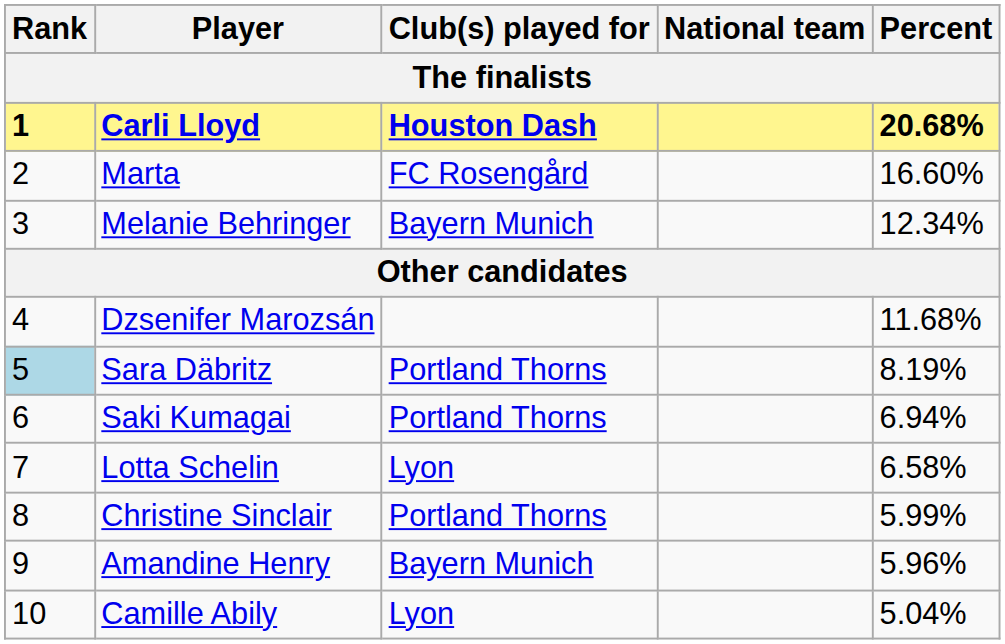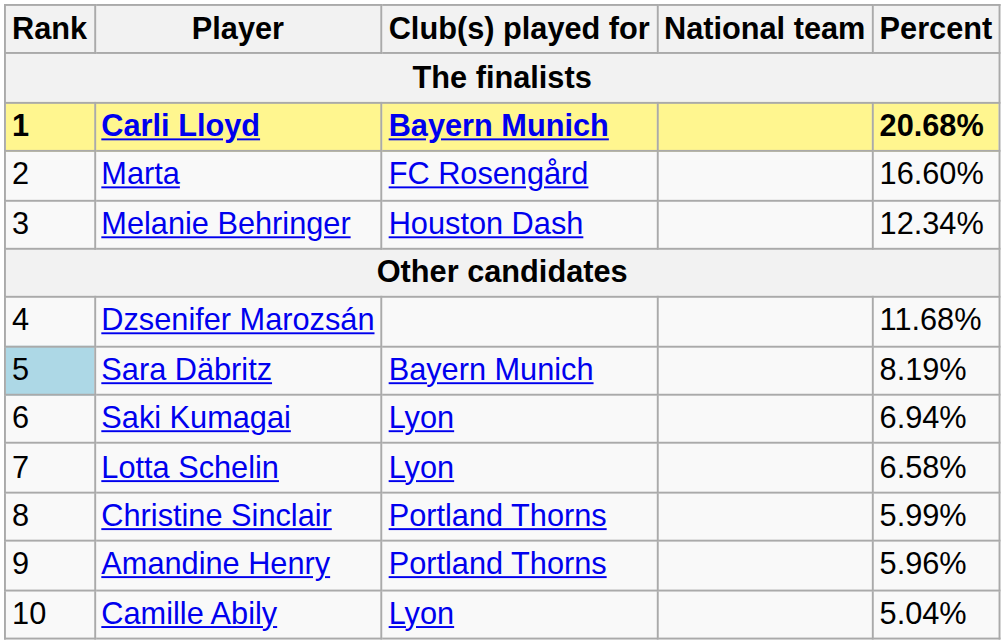(493, 126) Houston Dash -> (499, 126) Bayern Munich
(491, 223) Bayern Munich -> (486, 223) Houston Dash
(498, 369) Portland Thorns -> (491, 369) Bayern Munich
(498, 418) Portland Thorns -> (421, 418) Lyon
(491, 564) Bayern Munich -> (498, 564) Portland Thorns
